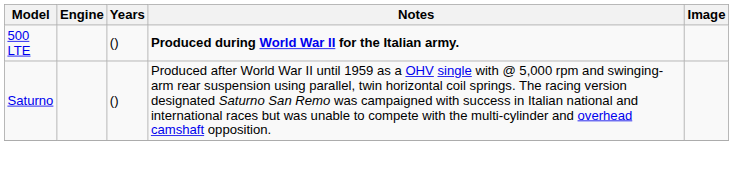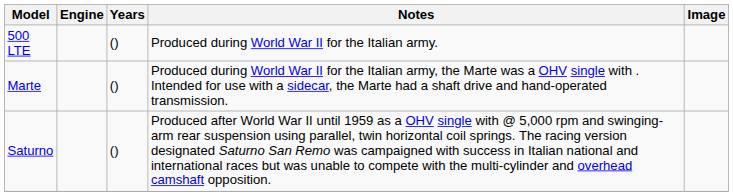(305, 43) bold -> (294, 43) normal
+ row: (24, 86)
